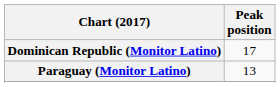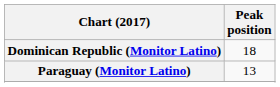(249, 50) 17 -> (249, 50) 18
